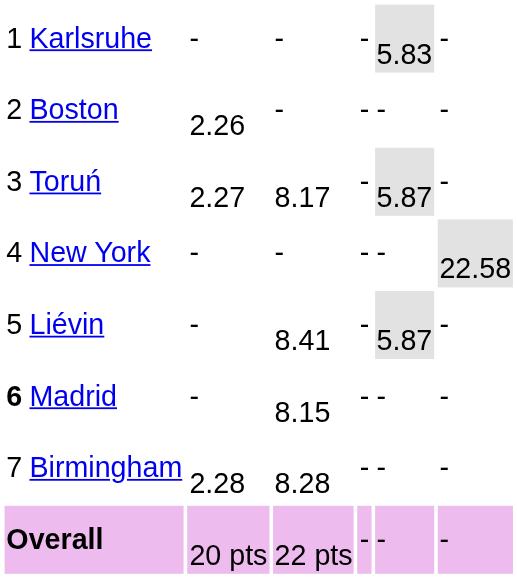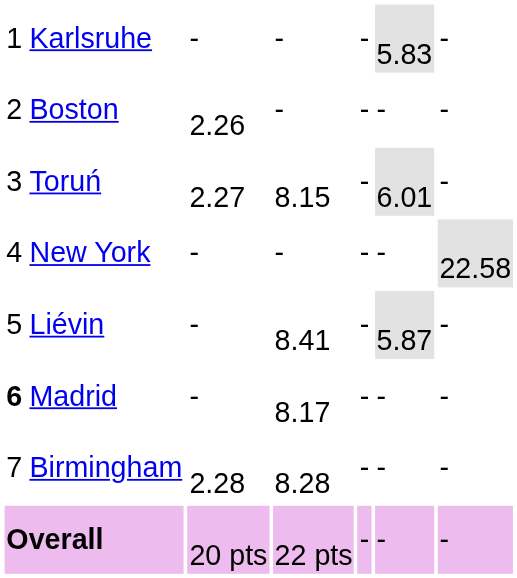(302, 197) 8.17 -> (302, 197) 8.15
(404, 197) 5.87 -> (404, 197) 6.01
(302, 412) 8.15 -> (302, 412) 8.17
